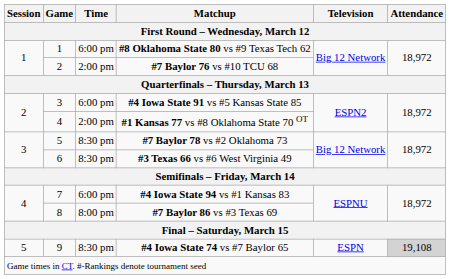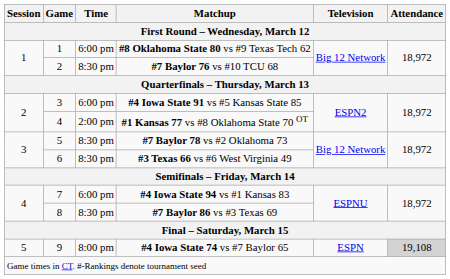(96, 67) 2:00 pm -> (96, 67) 8:30 pm
(96, 212) 8:00 pm -> (96, 212) 8:30 pm
(96, 248) 8:30 pm -> (96, 248) 8:00 pm
